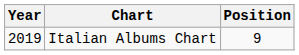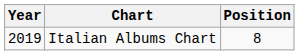(257, 39) 9 -> (257, 39) 8
